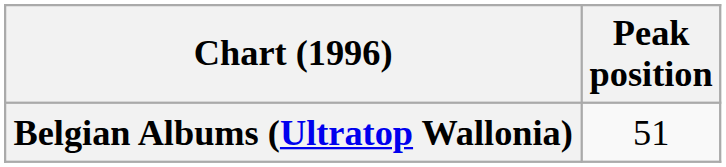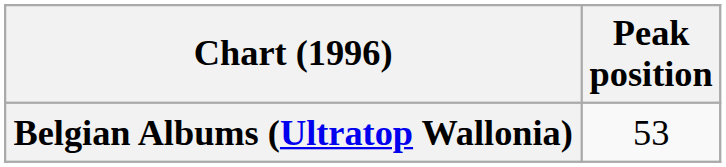(651, 131) 51 -> (651, 131) 53
